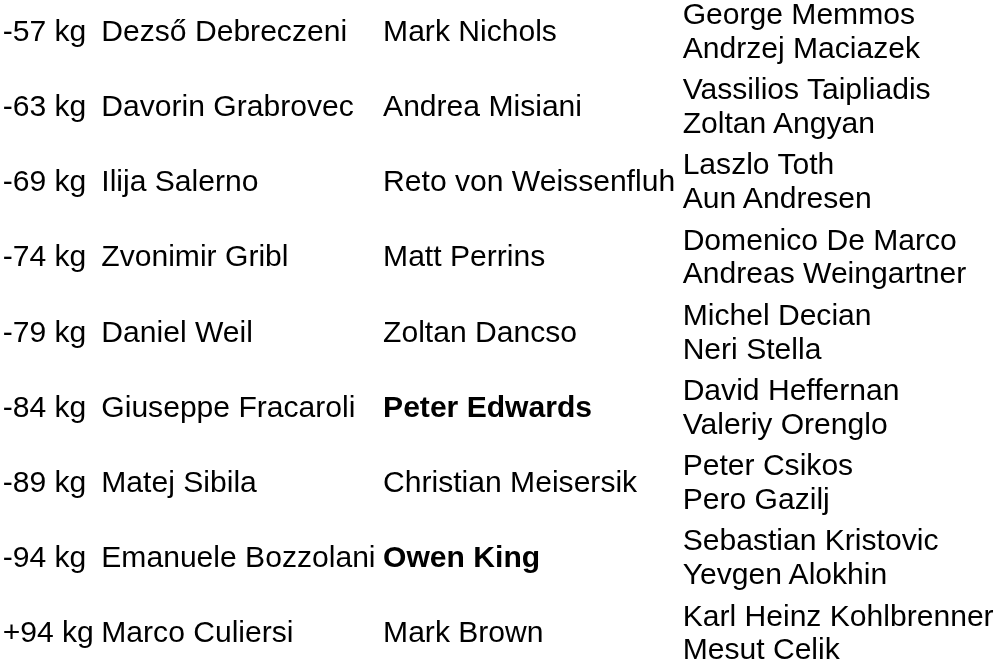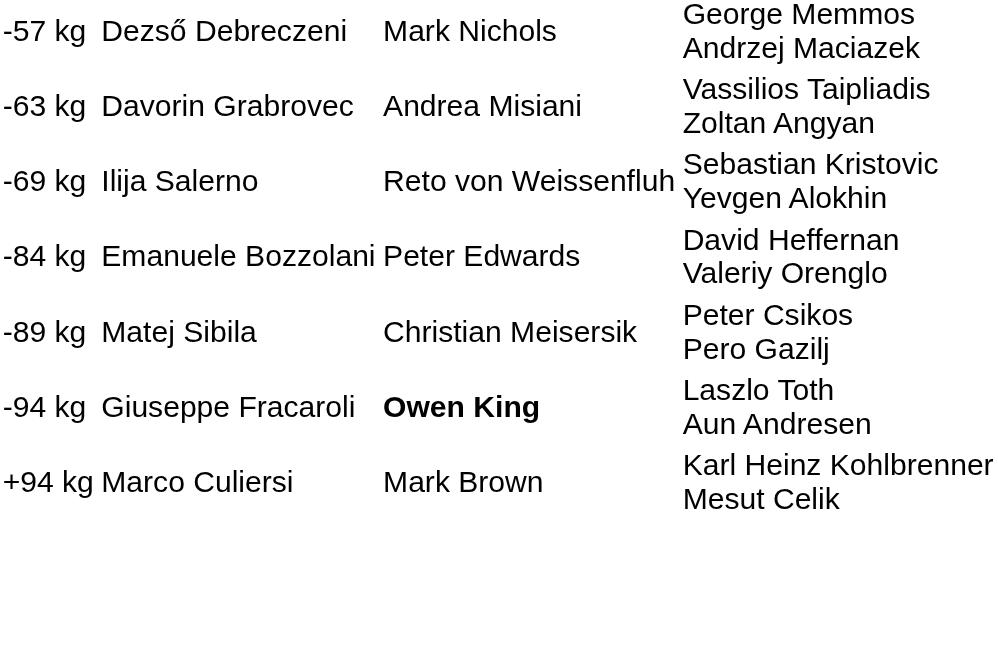(777, 181) Laszlo Toth Aun Andresen -> (811, 181) Sebastian Kristovic Yevgen Alokhin
- row: (44, 256)
- row: (44, 331)
(228, 407) Giuseppe Fracaroli -> (238, 256) Emanuele Bozzolani
(488, 407) bold -> (482, 256) normal
(238, 557) Emanuele Bozzolani -> (228, 407) Giuseppe Fracaroli
(811, 557) Sebastian Kristovic Yevgen Alokhin -> (777, 407) Laszlo Toth Aun Andresen
